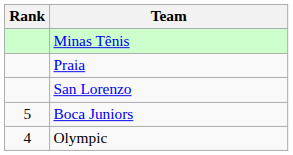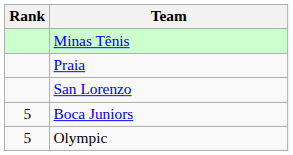(27, 138) 4 -> (27, 138) 5
